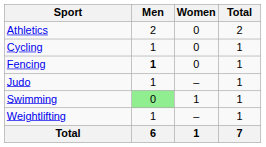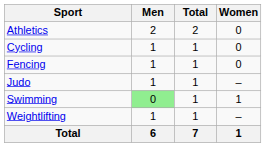columns swapped: (196, 13) <-> (239, 13)
(153, 64) bold -> (153, 64) normal
